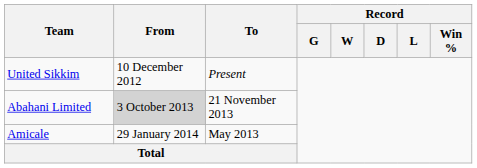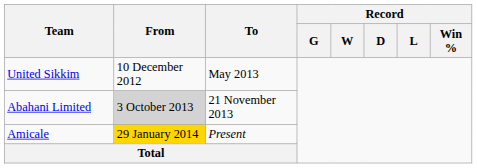(227, 74) Present -> (234, 74) May 2013
(158, 134) no background -> (158, 134) gold background
(234, 134) May 2013 -> (227, 134) Present
